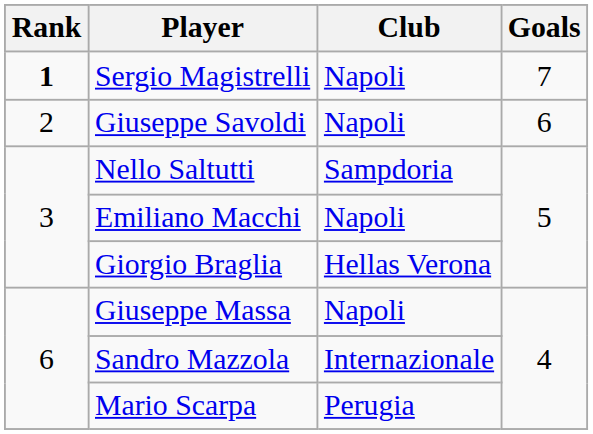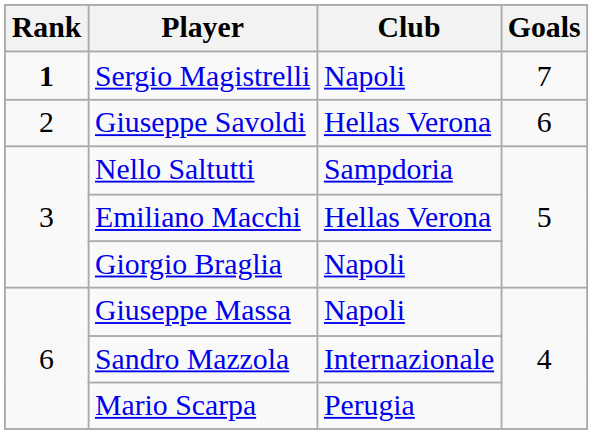(364, 122) Napoli -> (408, 122) Hellas Verona
(364, 216) Napoli -> (408, 216) Hellas Verona
(408, 264) Hellas Verona -> (364, 264) Napoli
